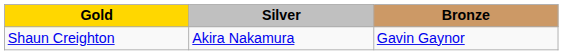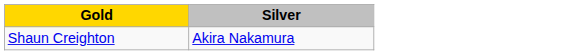- column: (466, 15)
